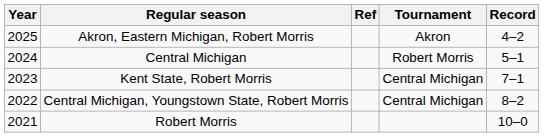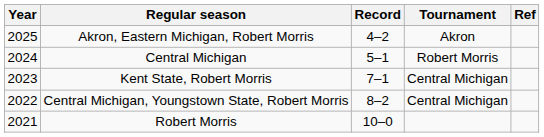columns swapped: (513, 15) <-> (365, 15)
